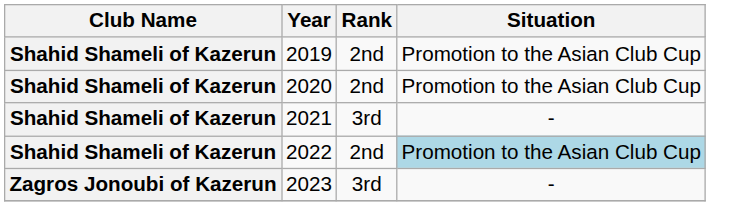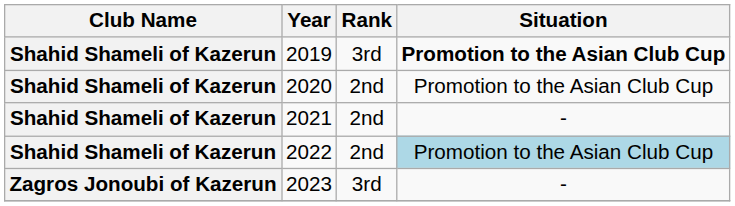(367, 53) 2nd -> (367, 53) 3rd
(551, 53) normal -> (563, 53) bold
(367, 119) 3rd -> (367, 119) 2nd
